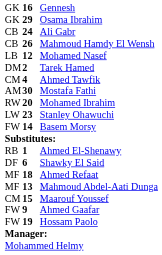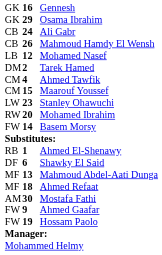rows swapped: (74, 198) <-> (68, 91)
rows swapped: (77, 103) <-> (77, 115)
rows swapped: (99, 186) <-> (69, 174)
